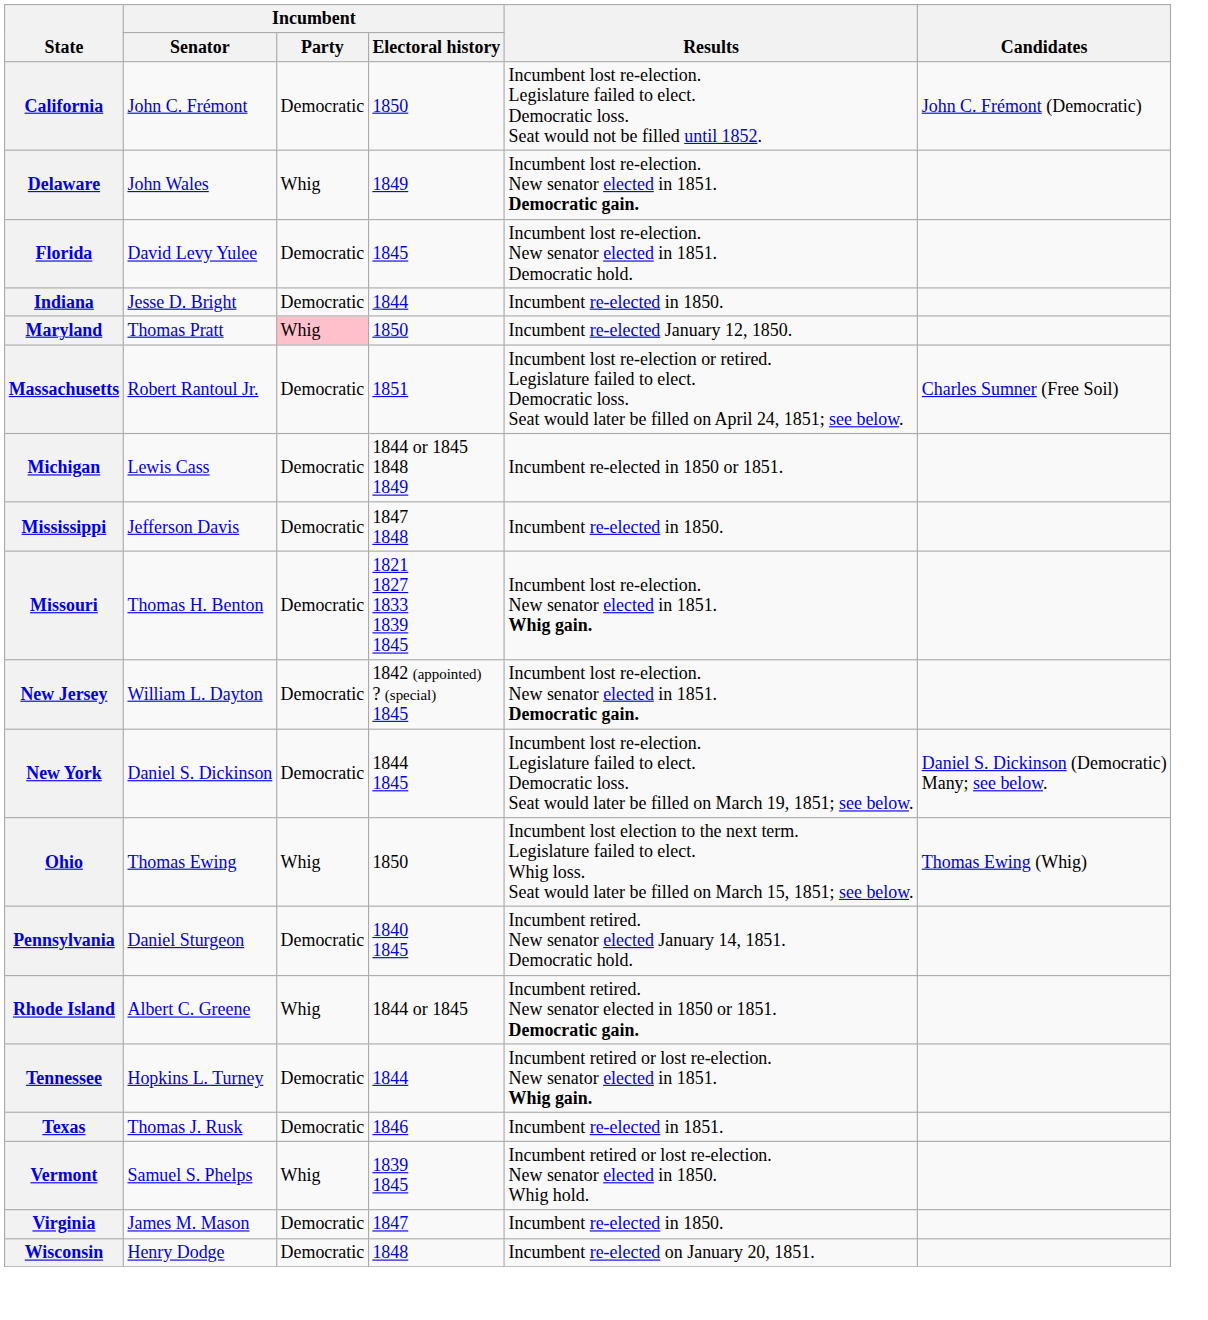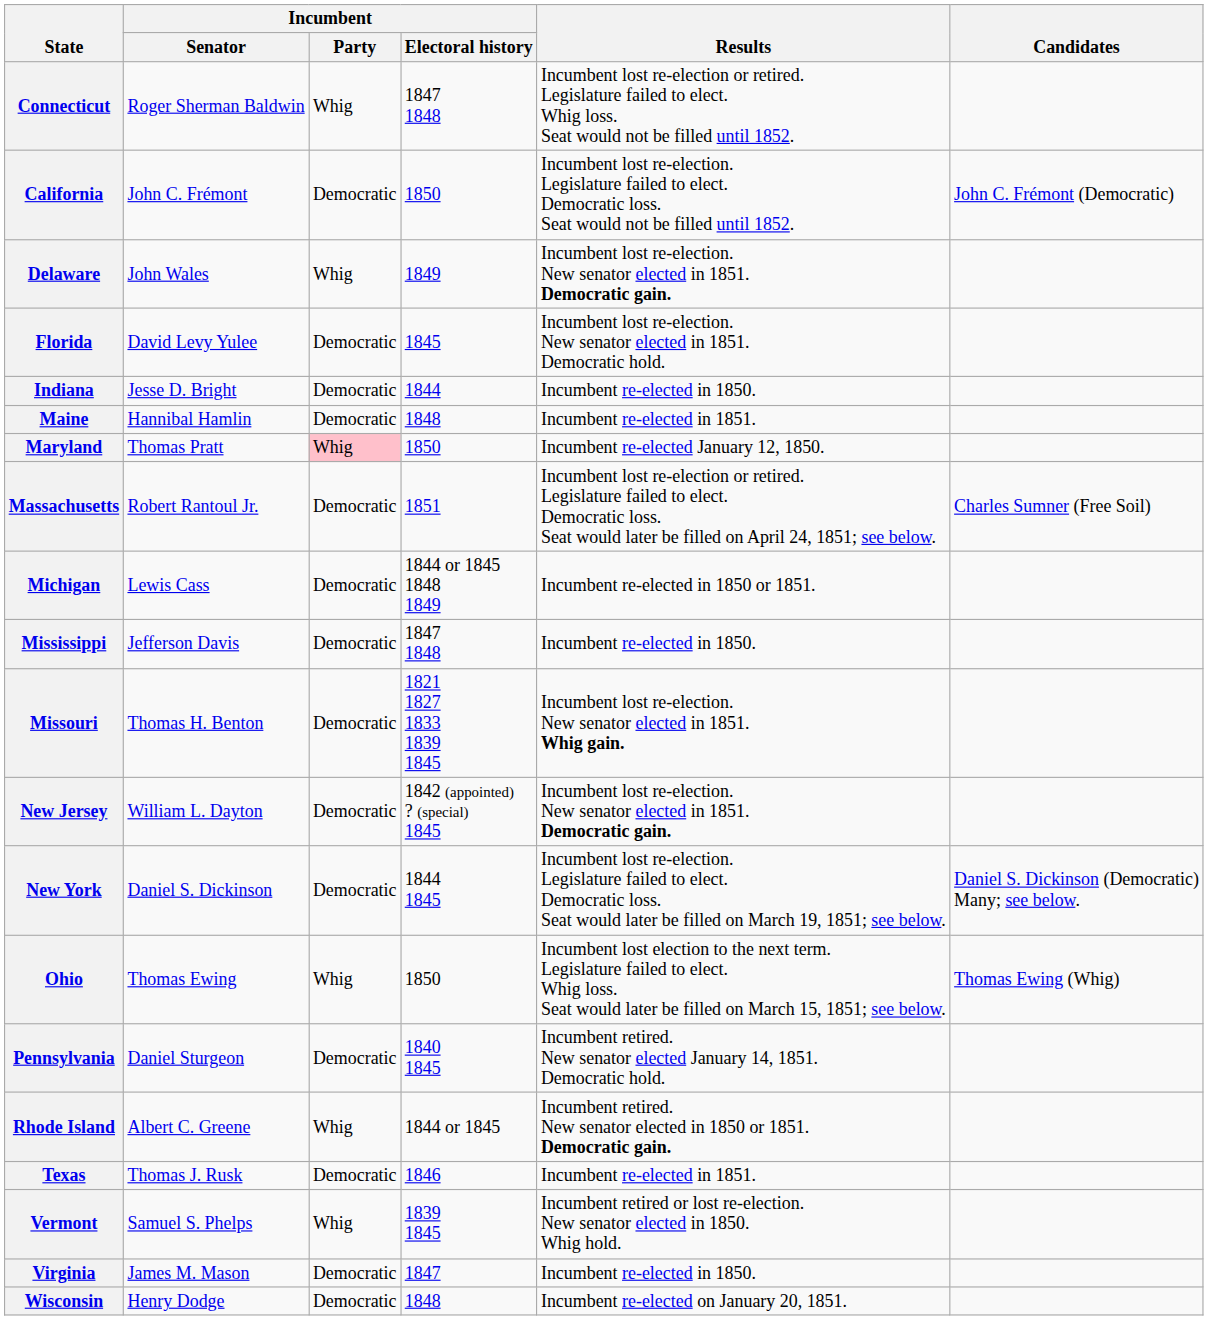+ row: (64, 105)
+ row: (64, 419)
- row: (64, 1078)
